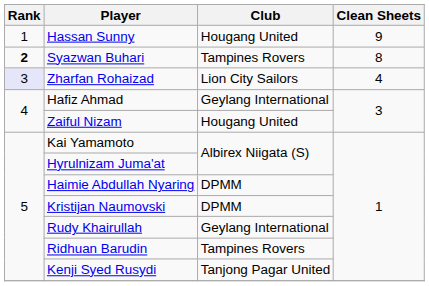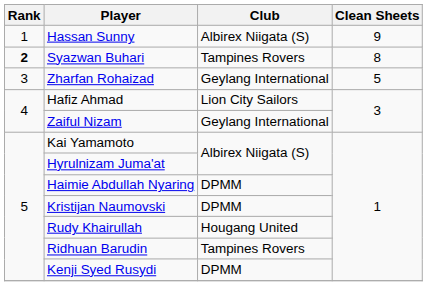(249, 36) Hougang United -> (255, 36) Albirex Niigata (S)
(24, 78) lavender background -> (24, 78) no background
(249, 78) Lion City Sailors -> (265, 78) Geylang International
(379, 78) 4 -> (377, 78) 5
(265, 100) Geylang International -> (249, 100) Lion City Sailors
(249, 121) Hougang United -> (265, 121) Geylang International
(265, 227) Geylang International -> (249, 227) Hougang United
(265, 269) Tanjong Pagar United -> (221, 269) DPMM
